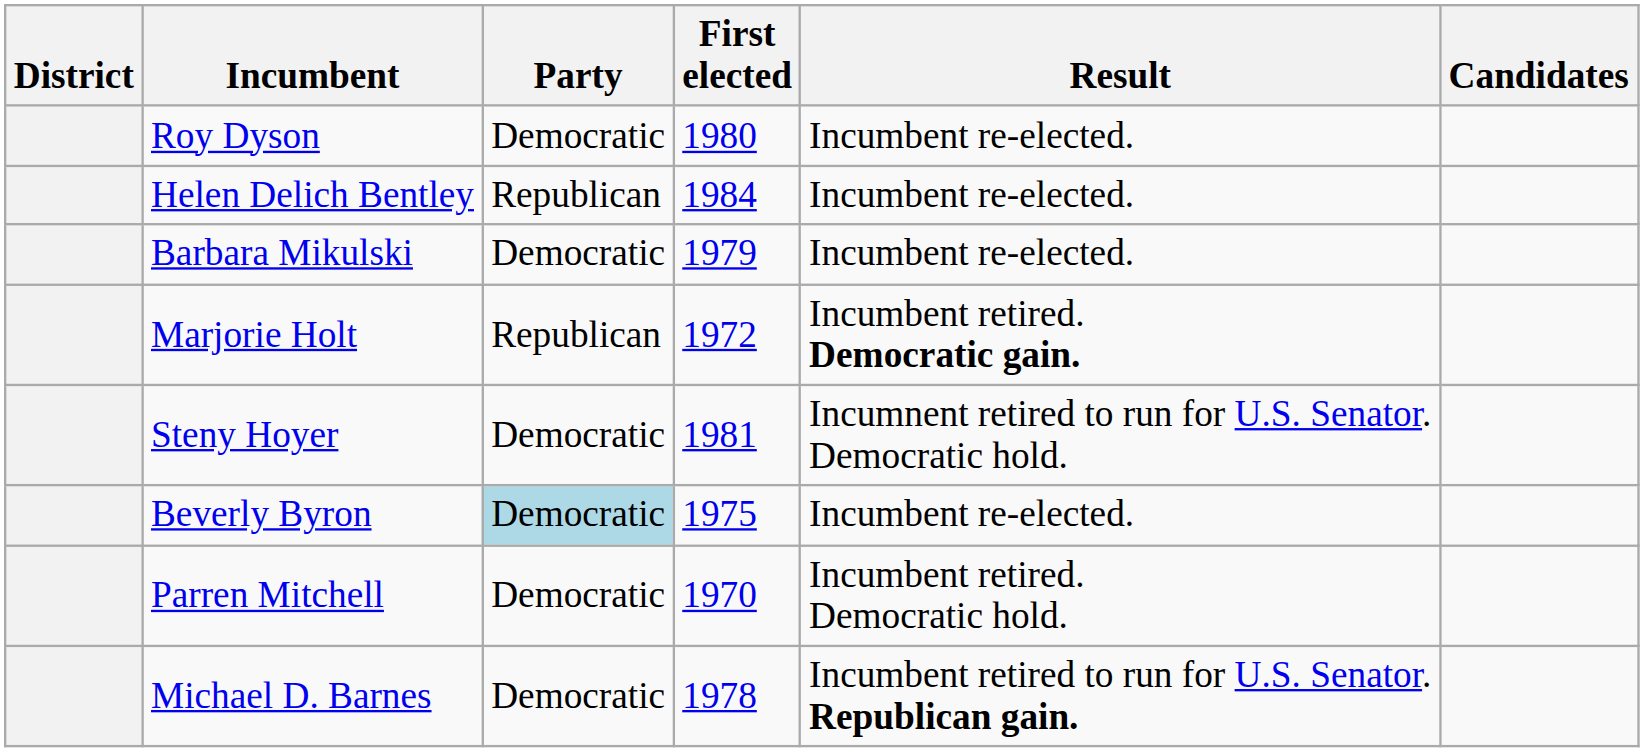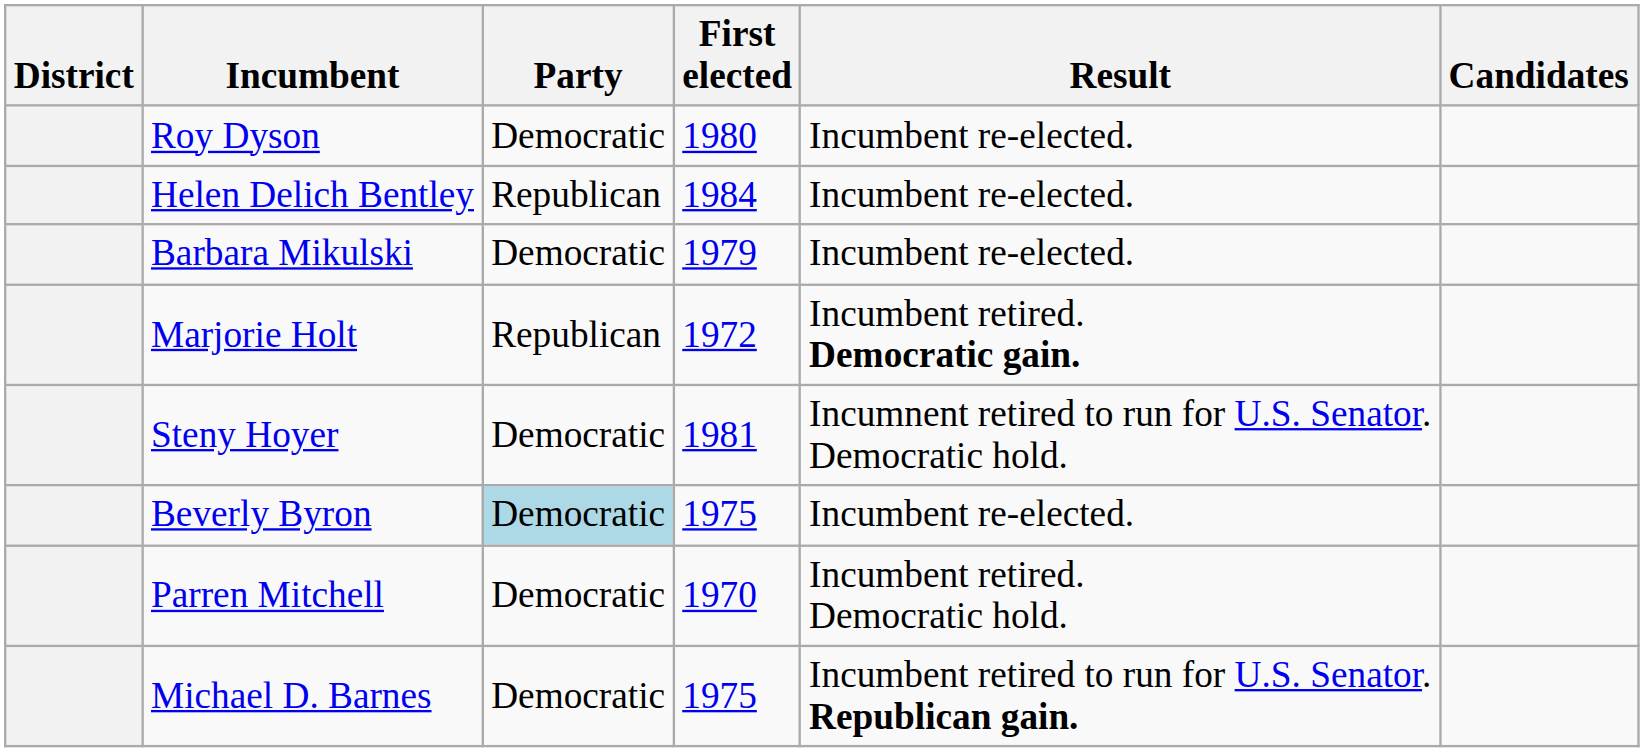(720, 695) 1978 -> (720, 695) 1975
